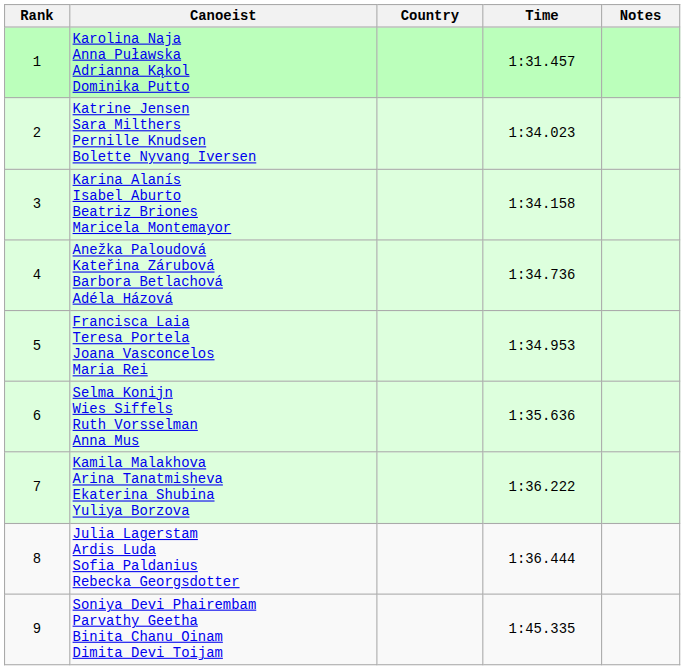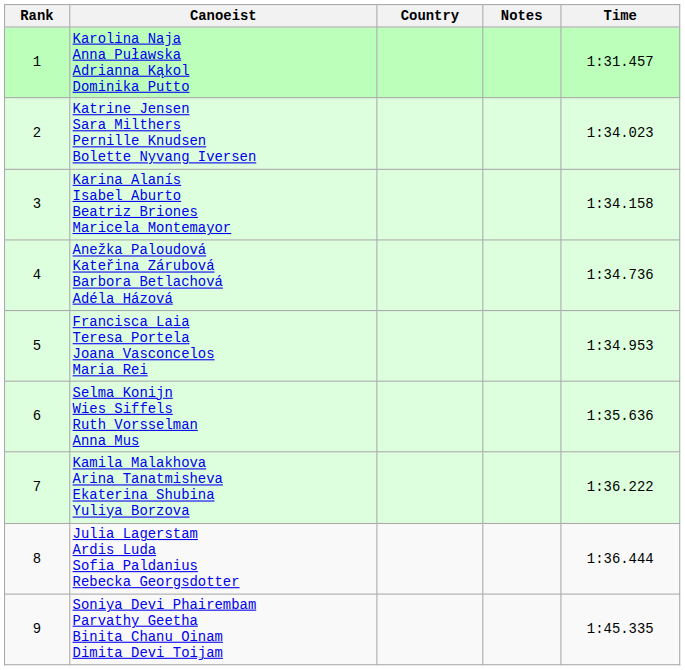columns swapped: (542, 16) <-> (641, 16)
